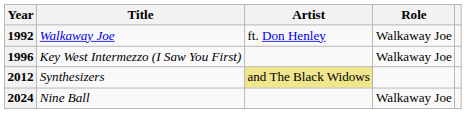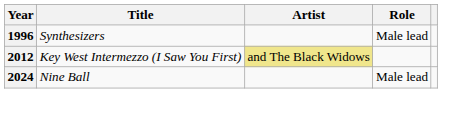- row: (21, 35)
(141, 56) Key West Intermezzo (I Saw You First) -> (72, 35) Synthesizers
(414, 56) Walkaway Joe -> (402, 35) Male lead
(72, 77) Synthesizers -> (141, 56) Key West Intermezzo (I Saw You First)
(414, 98) Walkaway Joe -> (402, 77) Male lead
